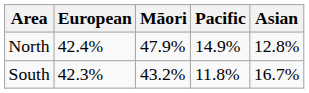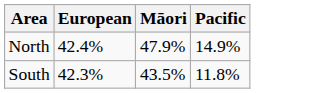- column: (277, 18)
(163, 74) 43.2% -> (163, 74) 43.5%
